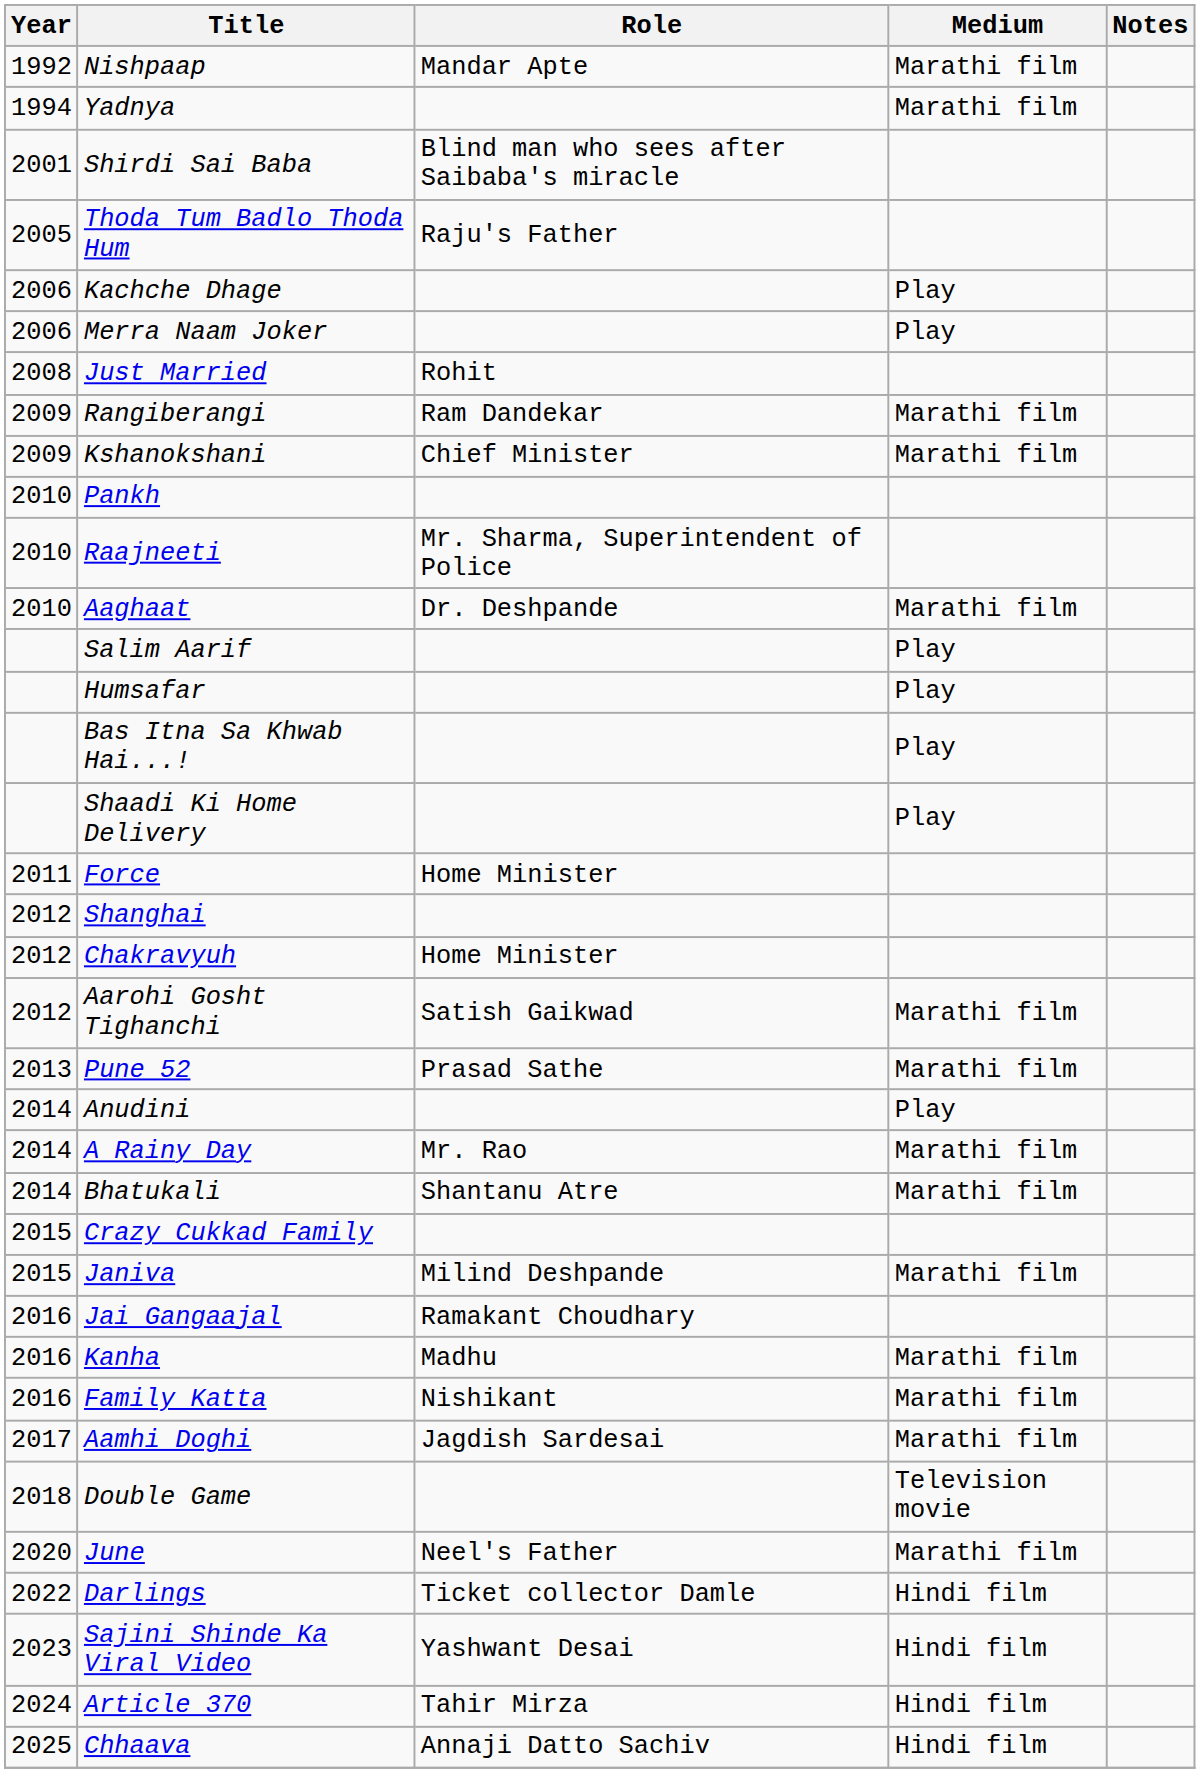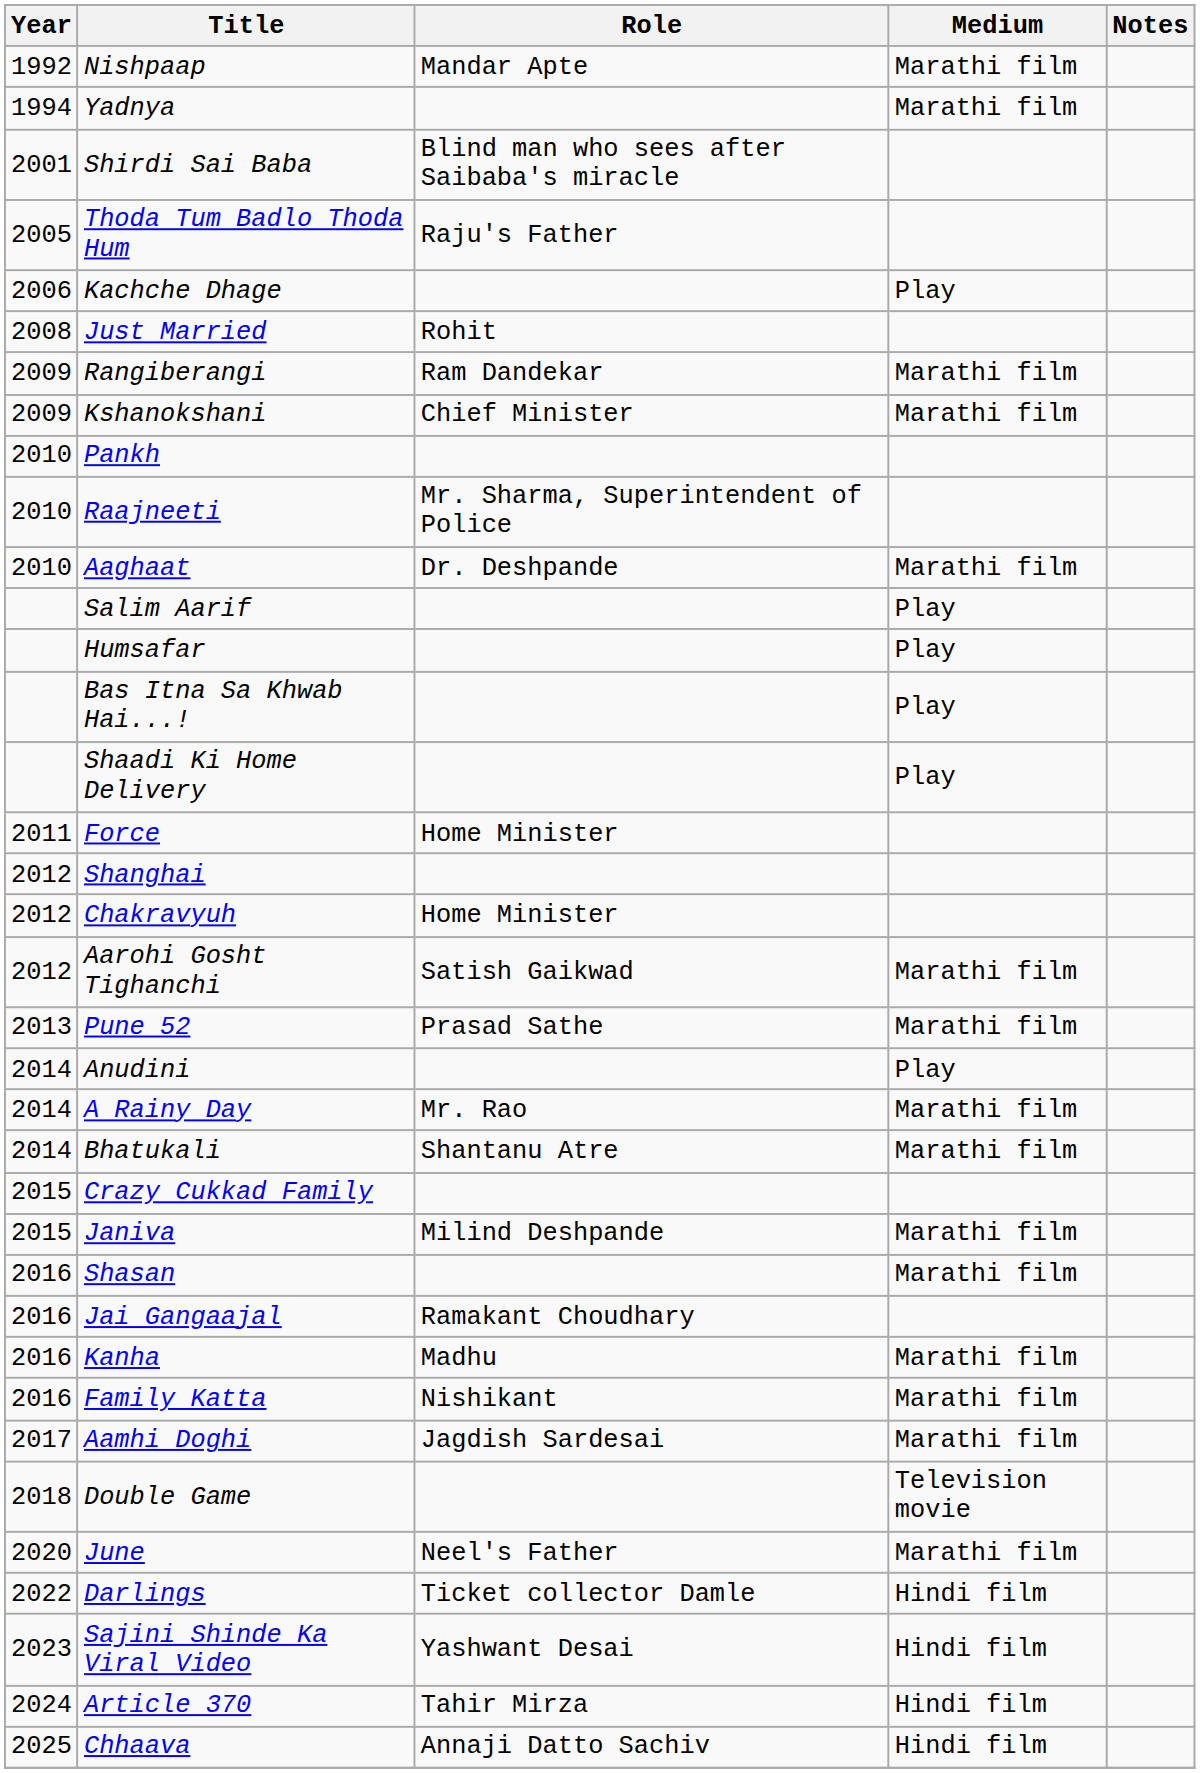- row: (206, 332)
+ row: (130, 1275)
